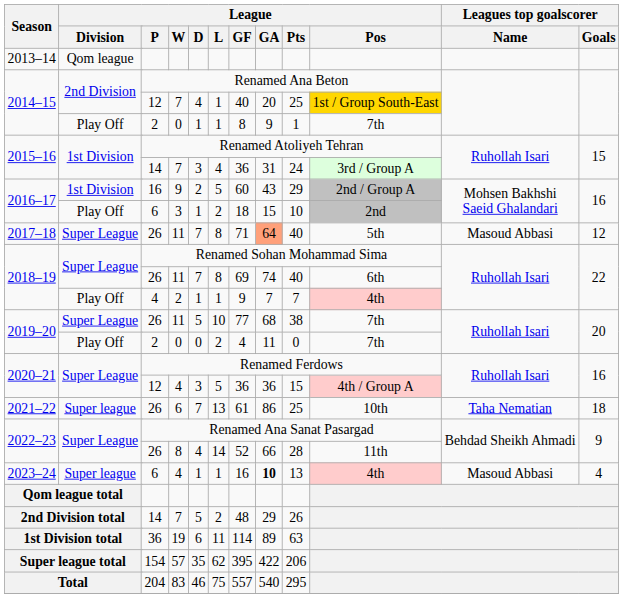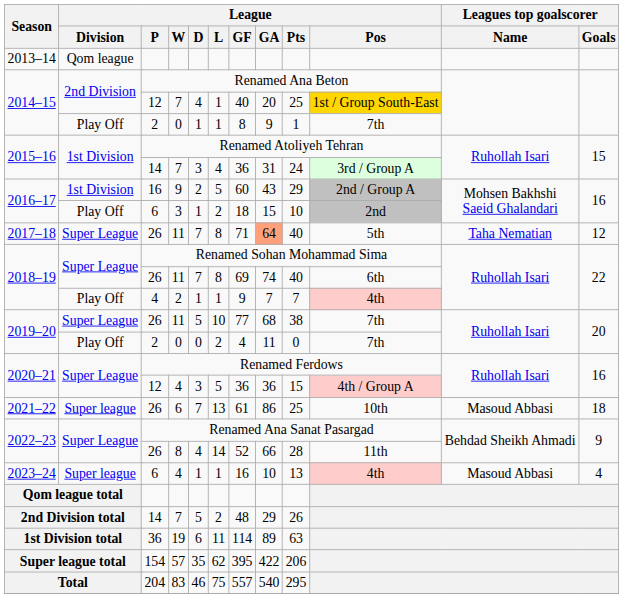(510, 233) Masoud Abbasi -> (510, 233) Taha Nematian
(510, 408) Taha Nematian -> (510, 408) Masoud Abbasi
(269, 473) bold -> (269, 473) normal
